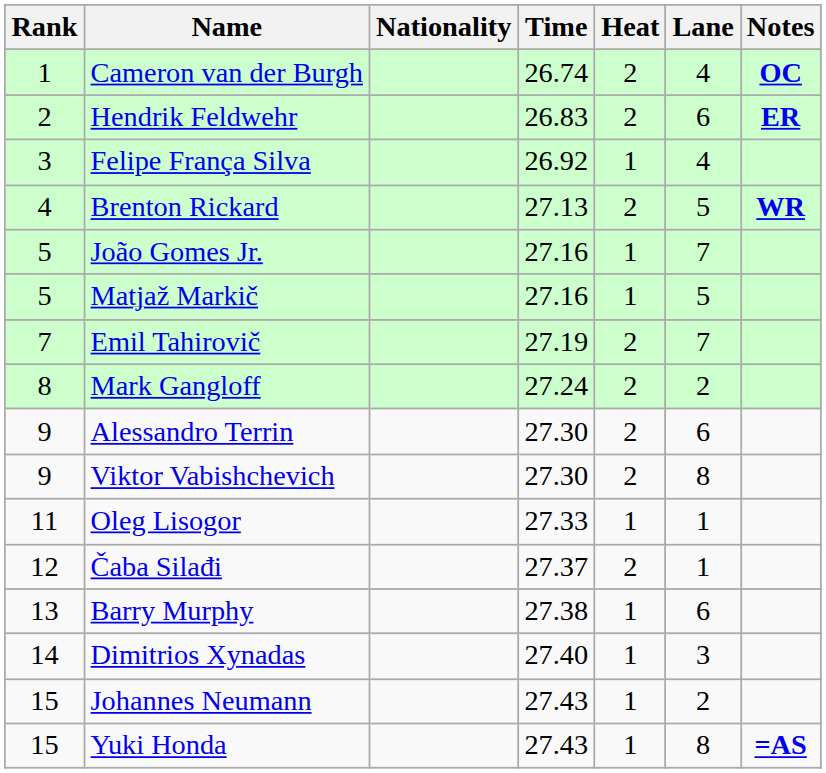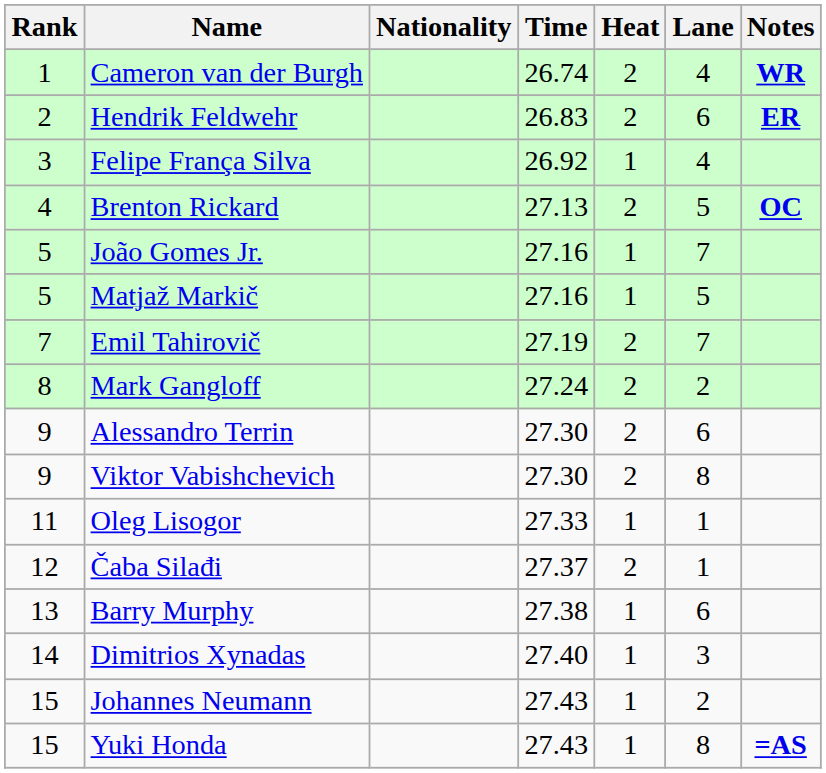(781, 71) OC -> (781, 71) WR
(781, 206) WR -> (781, 206) OC
